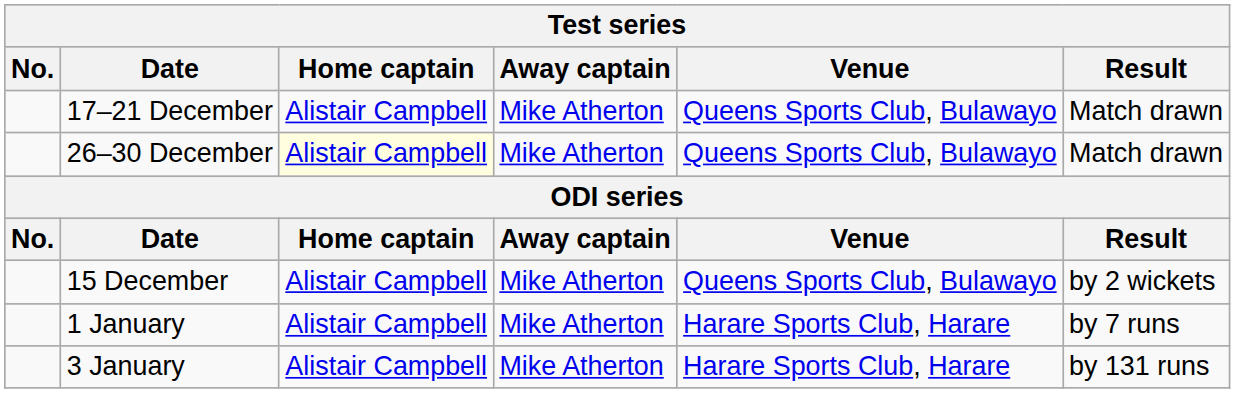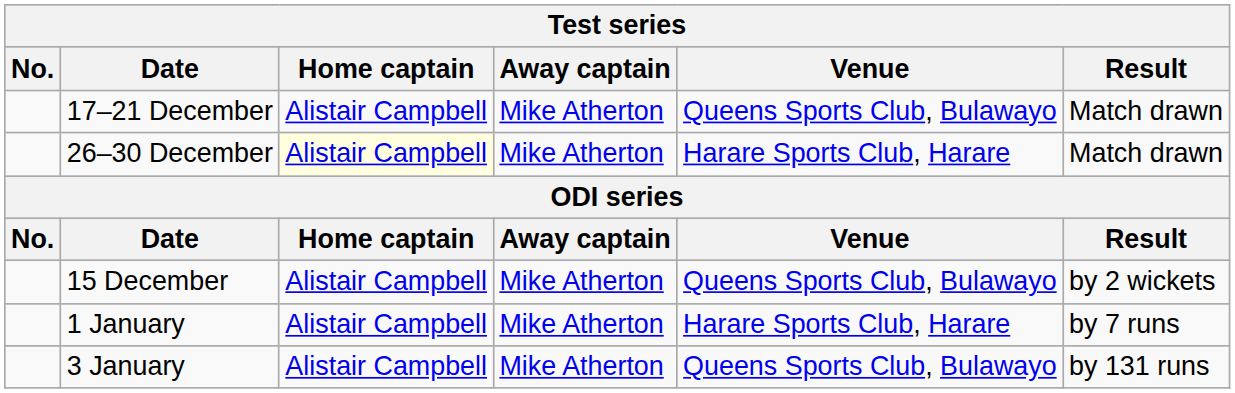(870, 153) Queens Sports Club, Bulawayo -> (847, 153) Harare Sports Club, Harare
(847, 366) Harare Sports Club, Harare -> (870, 366) Queens Sports Club, Bulawayo
